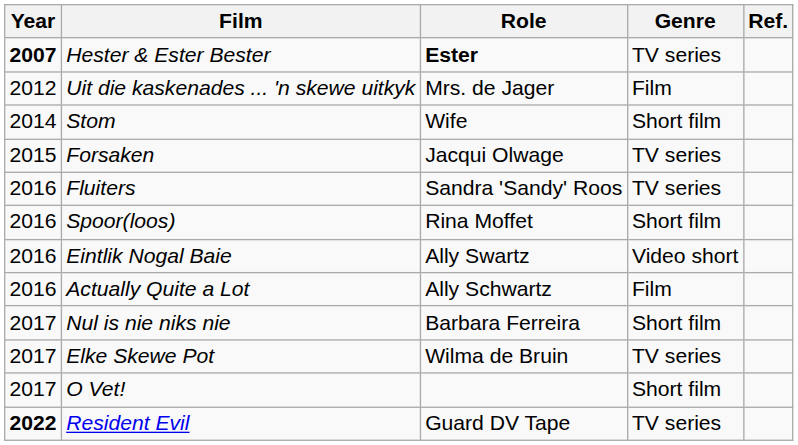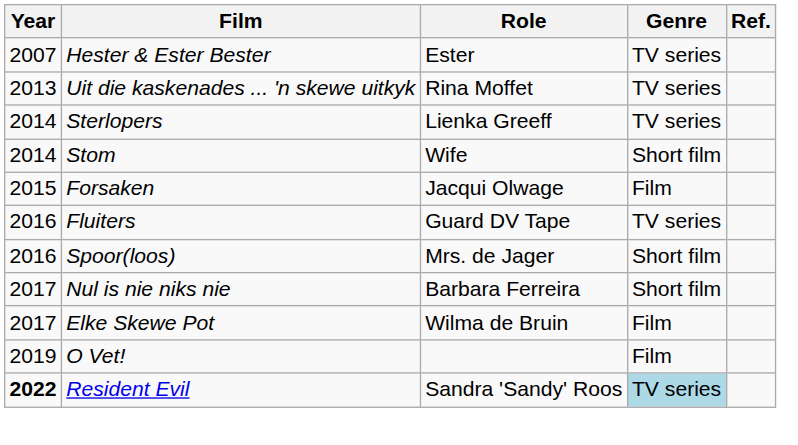(33, 54) bold -> (33, 54) normal
(452, 54) bold -> (450, 54) normal
(33, 88) 2012 -> (33, 88) 2013
(490, 88) Mrs. de Jager -> (479, 88) Rina Moffet
(652, 88) Film -> (677, 88) TV series
+ row: (114, 121)
(677, 155) TV series -> (652, 188) Film
(524, 188) Sandra 'Sandy' Roos -> (498, 222) Guard DV Tape
(479, 222) Rina Moffet -> (490, 255) Mrs. de Jager
- row: (149, 255)
- row: (158, 289)
(677, 356) TV series -> (652, 322) Film
(33, 389) 2017 -> (33, 356) 2019
(677, 389) Short film -> (652, 356) Film
(498, 423) Guard DV Tape -> (524, 389) Sandra 'Sandy' Roos
(677, 423) no background -> (677, 389) lightblue background
